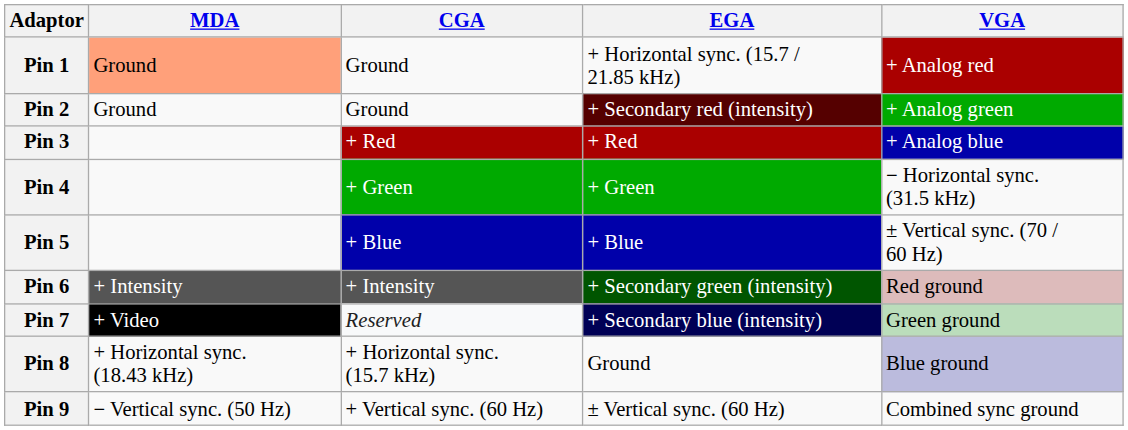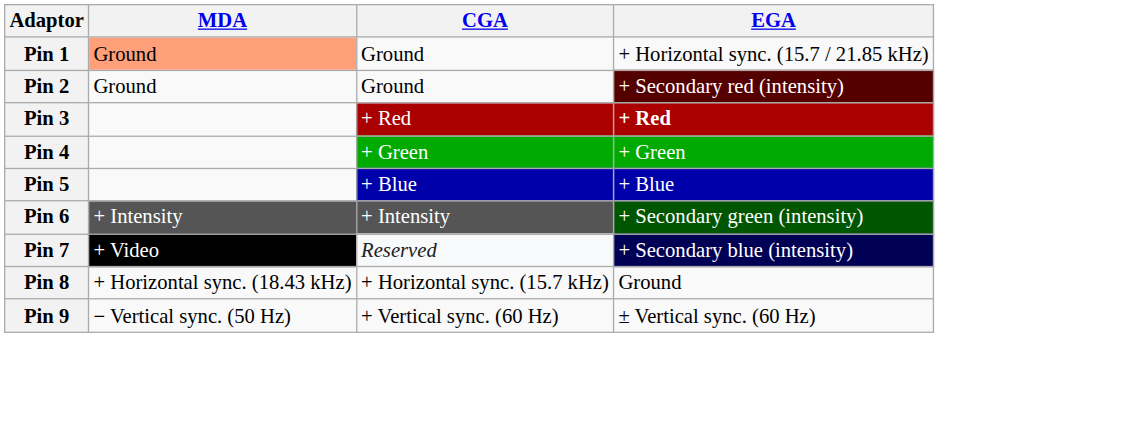- column: (1002, 20)
(612, 142) normal -> (645, 119) bold
